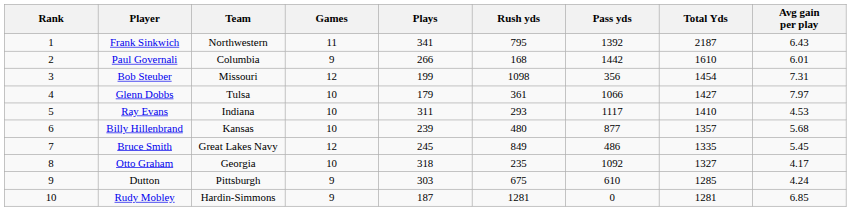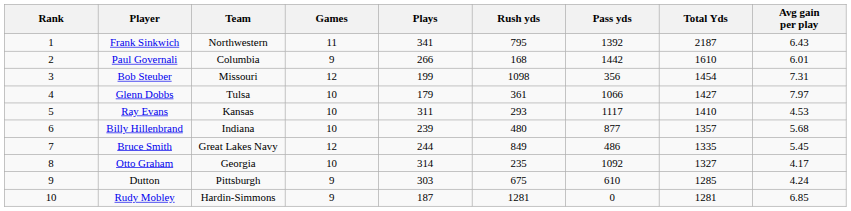(238, 111) Indiana -> (238, 111) Kansas
(238, 128) Kansas -> (238, 128) Indiana
(425, 146) 245 -> (425, 146) 244
(425, 163) 318 -> (425, 163) 314
